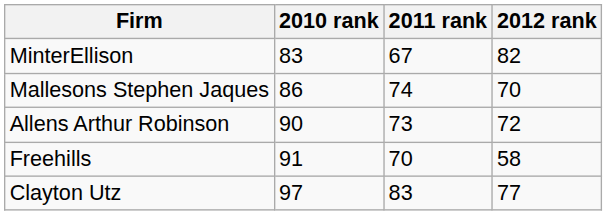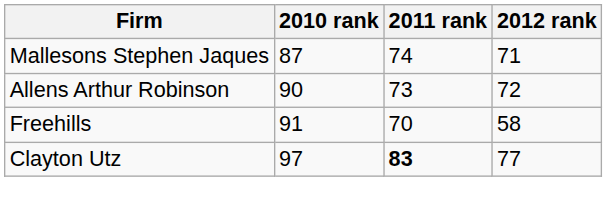- row: (71, 55)
(291, 90) 86 -> (291, 55) 87
(509, 90) 70 -> (509, 55) 71
(401, 192) normal -> (401, 158) bold
